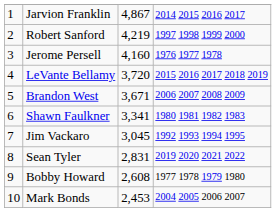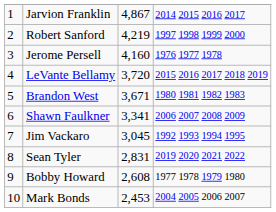(200, 95) 2006 2007 2008 2009 -> (200, 95) 1980 1981 1982 1983
(200, 116) 1980 1981 1982 1983 -> (200, 116) 2006 2007 2008 2009
